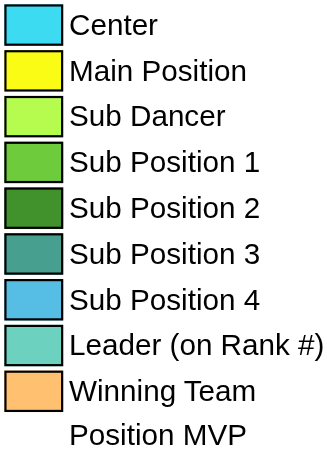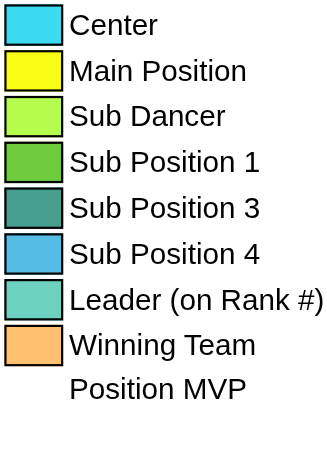- row: (165, 208)
